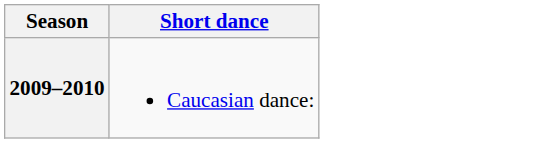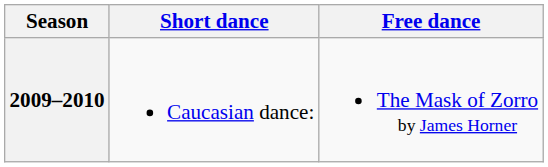+ column: (431, 21)
